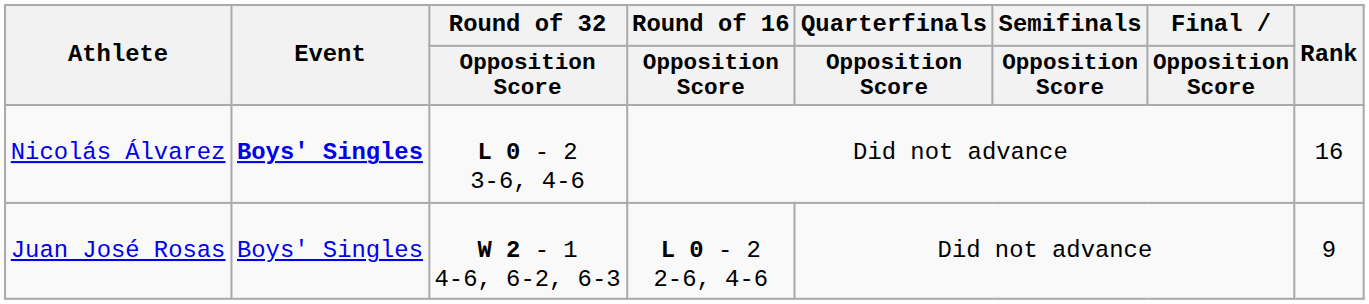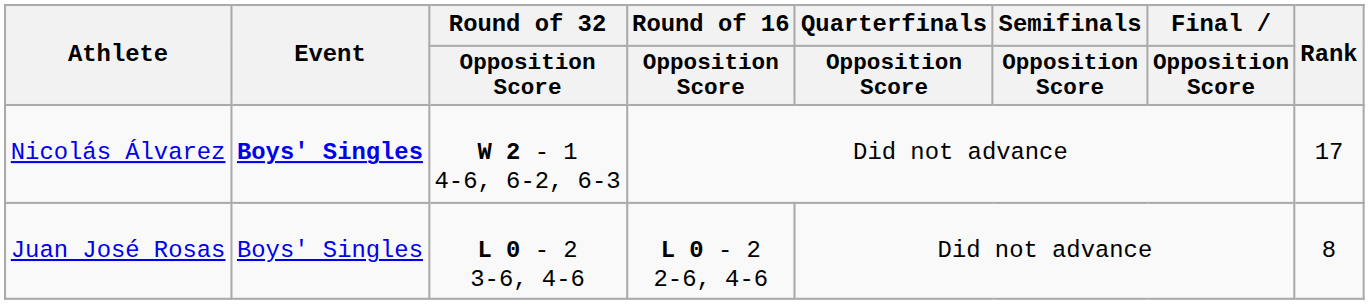(528, 168) L 0 - 2 3-6, 4-6 -> (528, 168) W 2 - 1 4-6, 6-2, 6-3
(1329, 153) 16 -> (1329, 153) 17
(528, 265) W 2 - 1 4-6, 6-2, 6-3 -> (528, 265) L 0 - 2 3-6, 4-6
(1329, 251) 9 -> (1329, 251) 8
